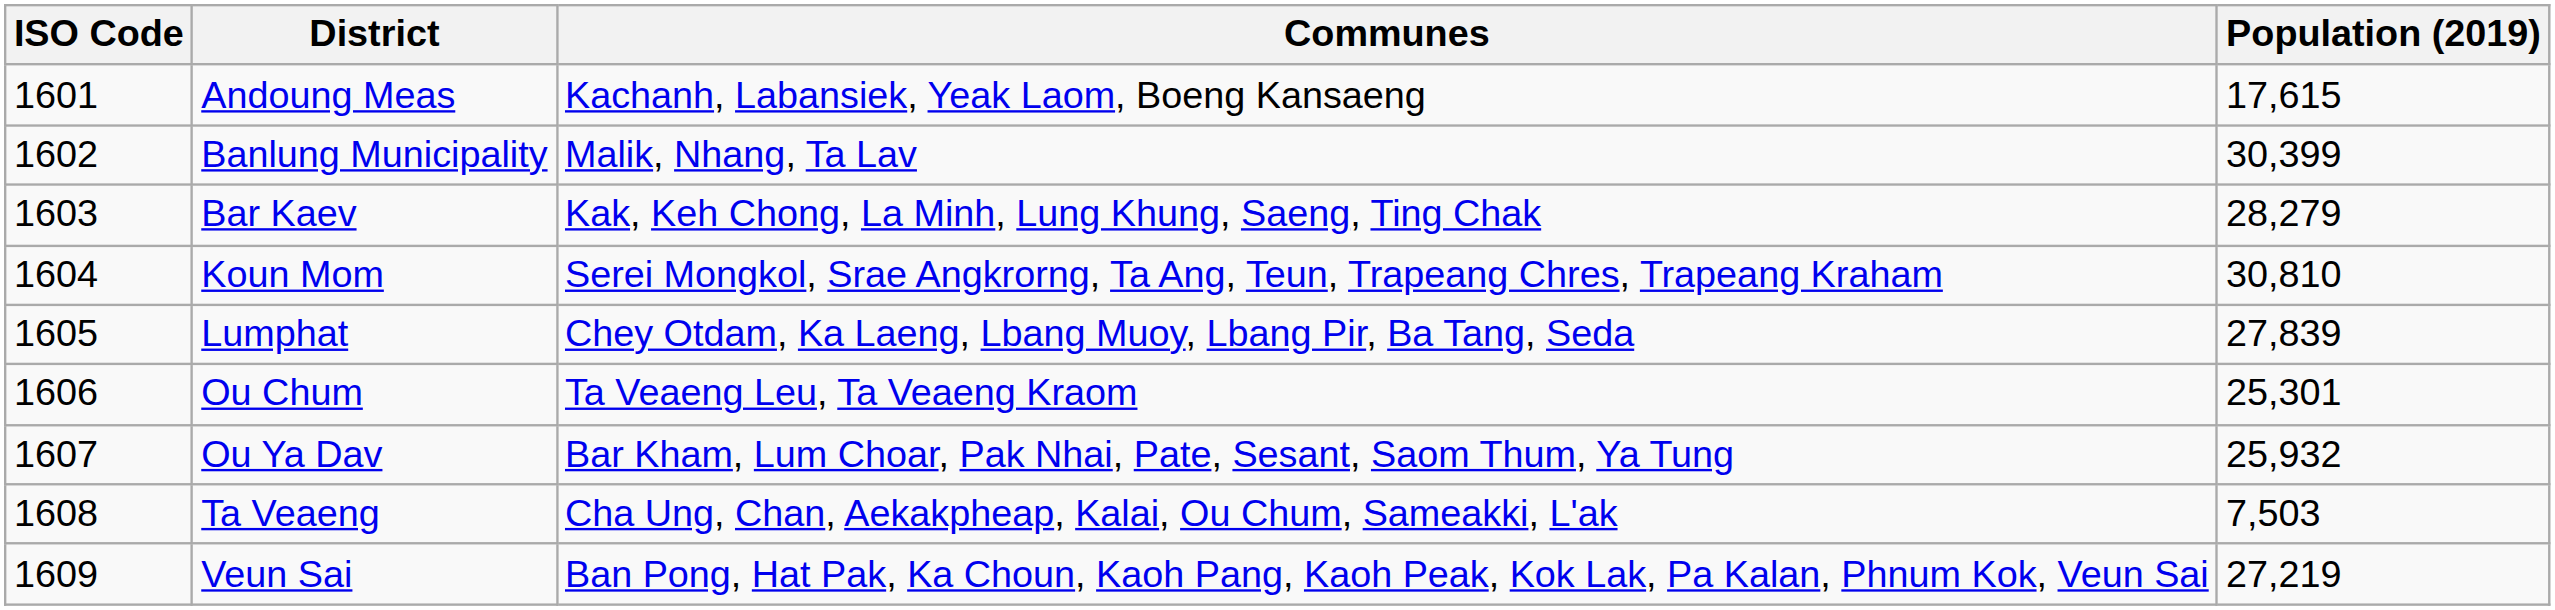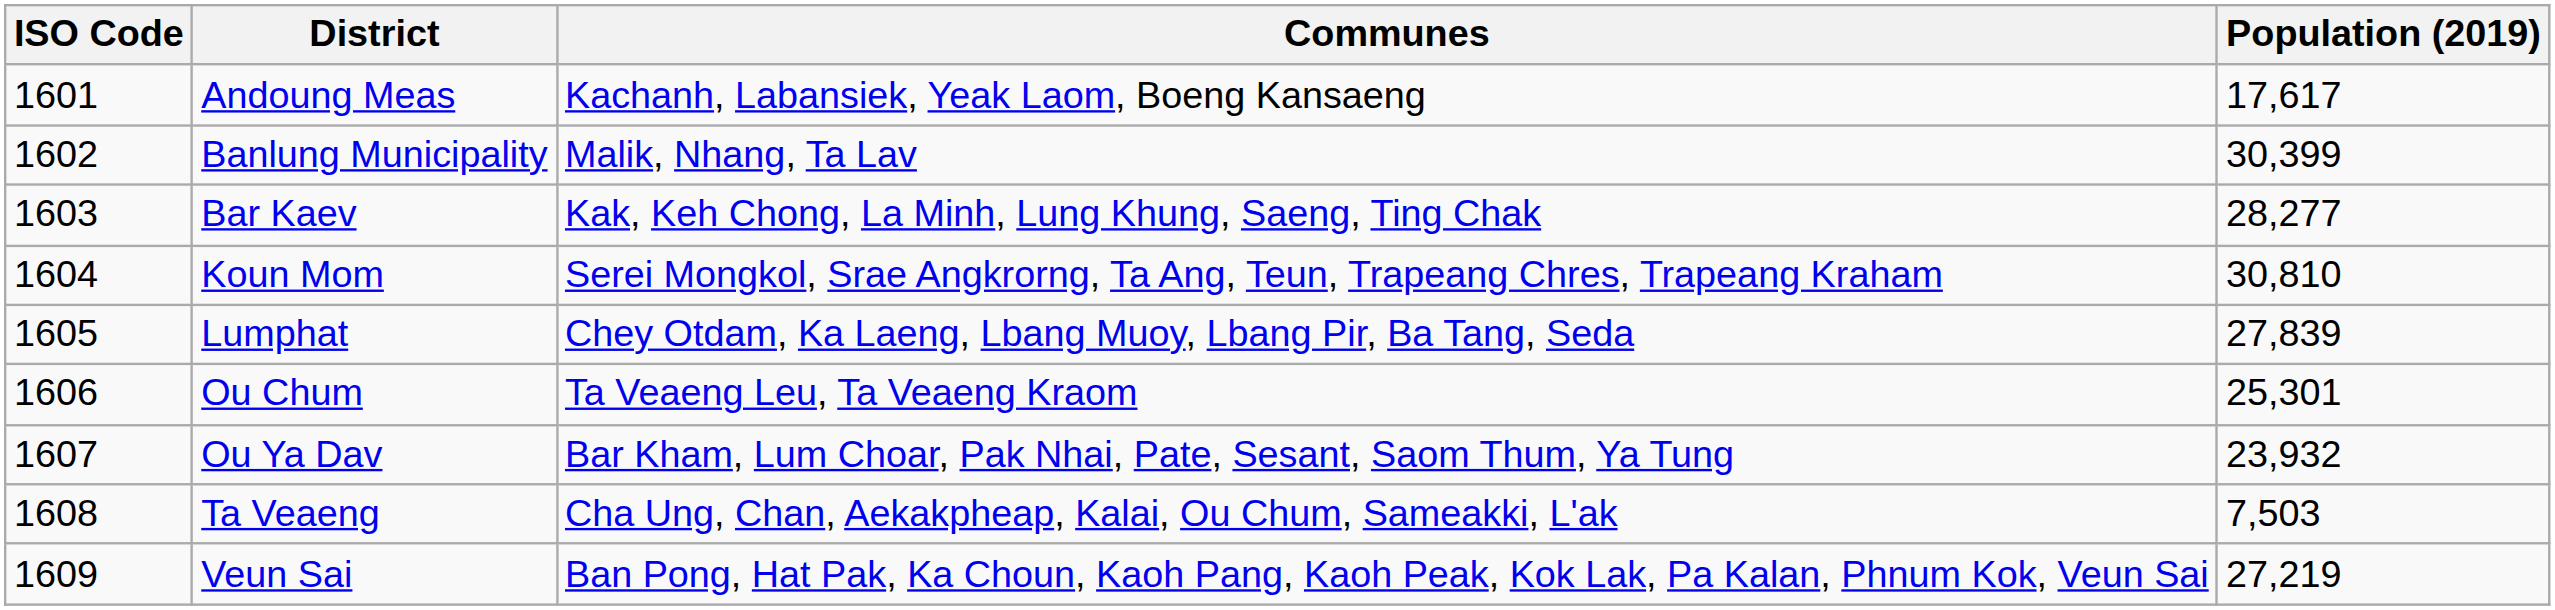(2284, 94) 17,615 -> (2284, 94) 17,617
(2284, 214) 28,279 -> (2284, 214) 28,277
(2284, 453) 25,932 -> (2284, 453) 23,932
